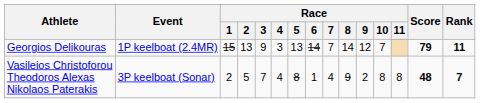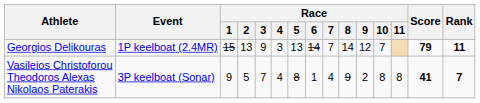(229, 77) 2 -> (229, 77) 9
(425, 77) 48 -> (425, 77) 41
